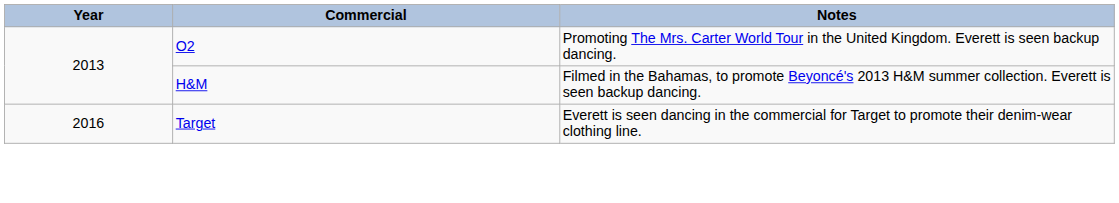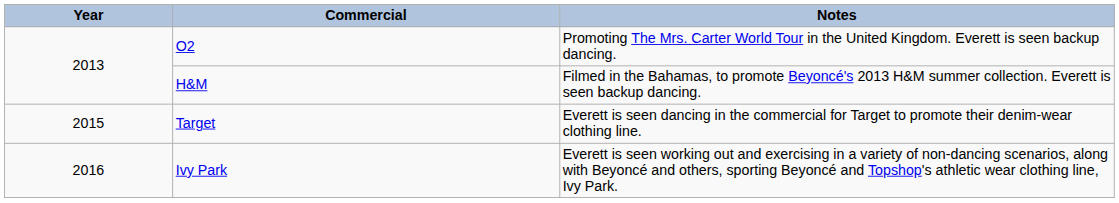(88, 123) 2016 -> (88, 123) 2015
+ row: (201, 170)
